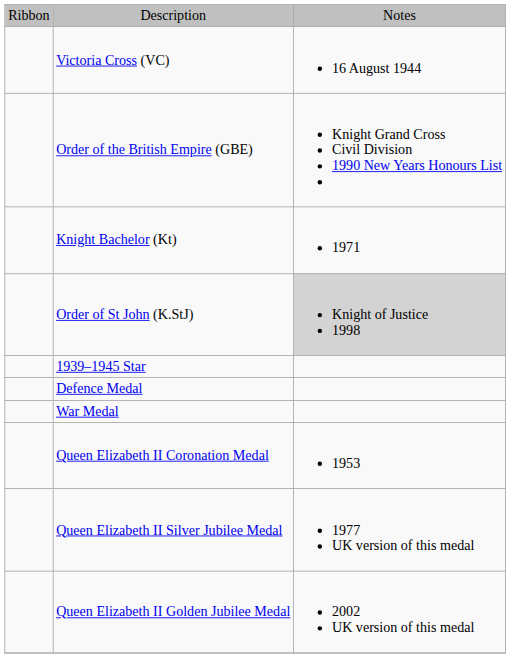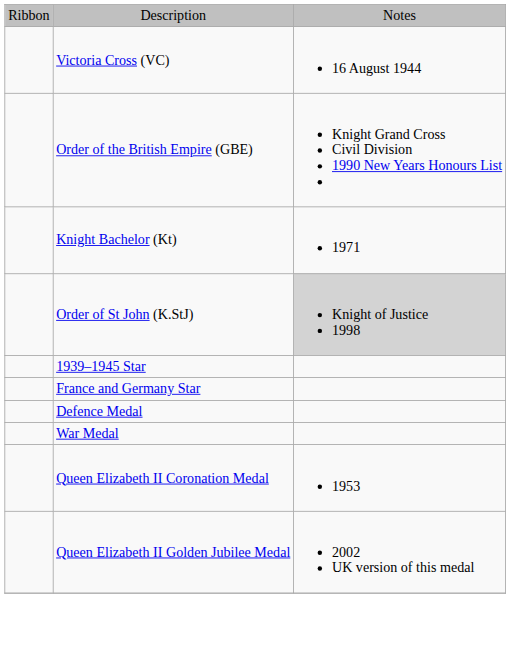+ row: (128, 389)
- row: (169, 529)
